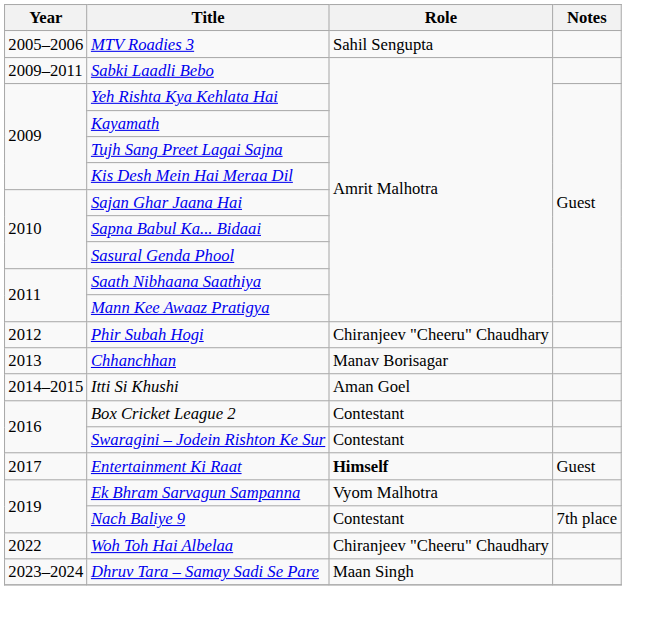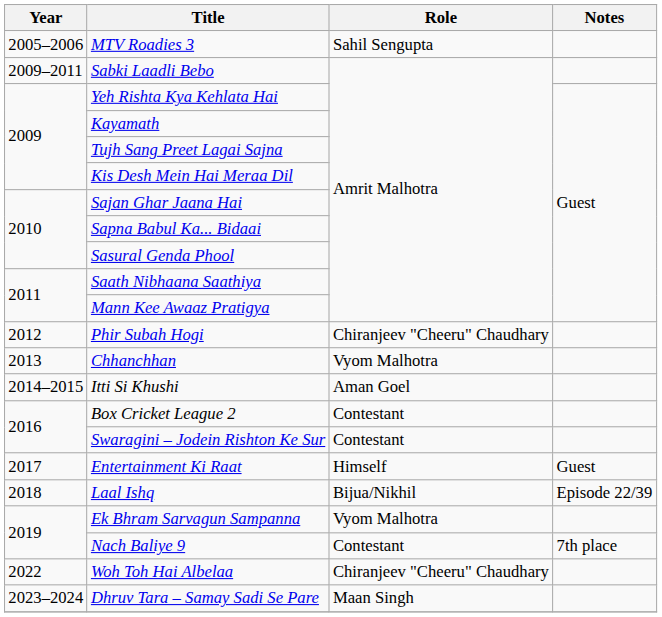(390, 360) Manav Borisagar -> (385, 360) Vyom Malhotra
(361, 466) bold -> (360, 466) normal
+ row: (123, 492)
